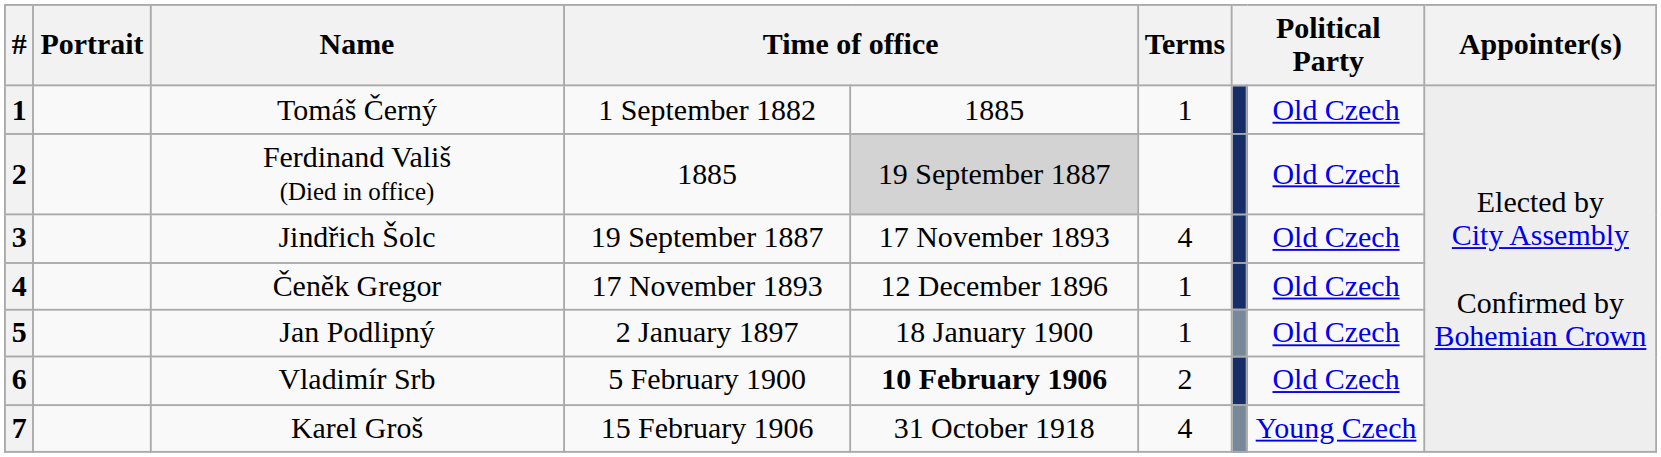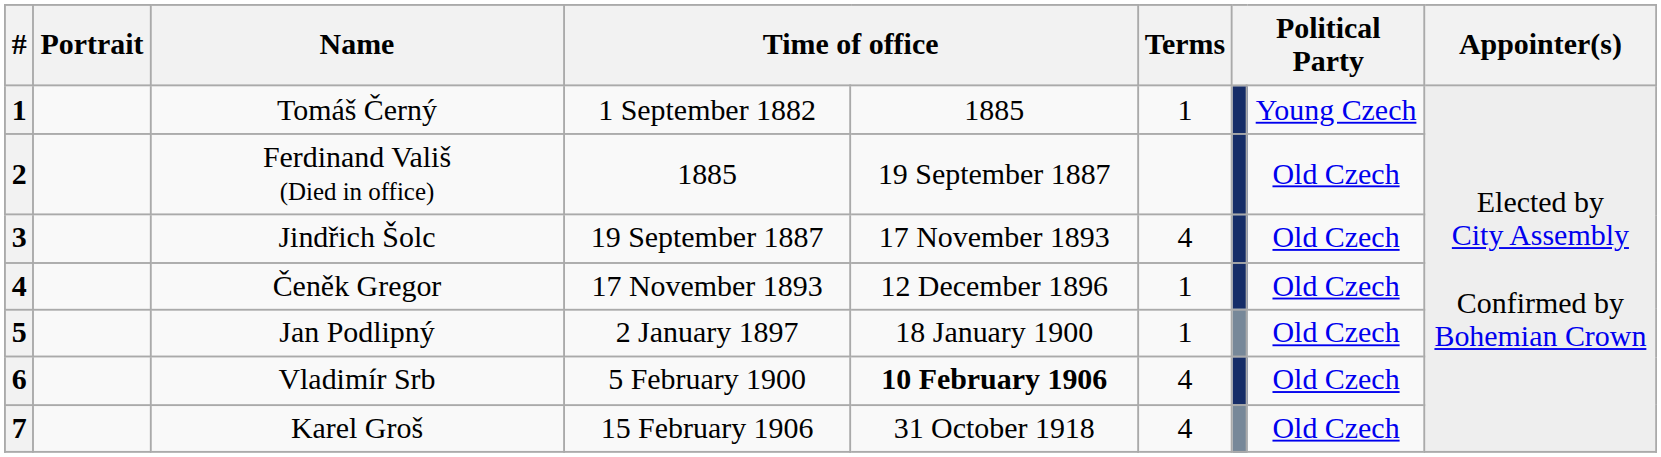(1336, 109) Old Czech -> (1336, 109) Young Czech
(994, 173) lightgrey background -> (994, 173) no background
(1185, 380) 2 -> (1185, 380) 4
(1336, 427) Young Czech -> (1336, 427) Old Czech
